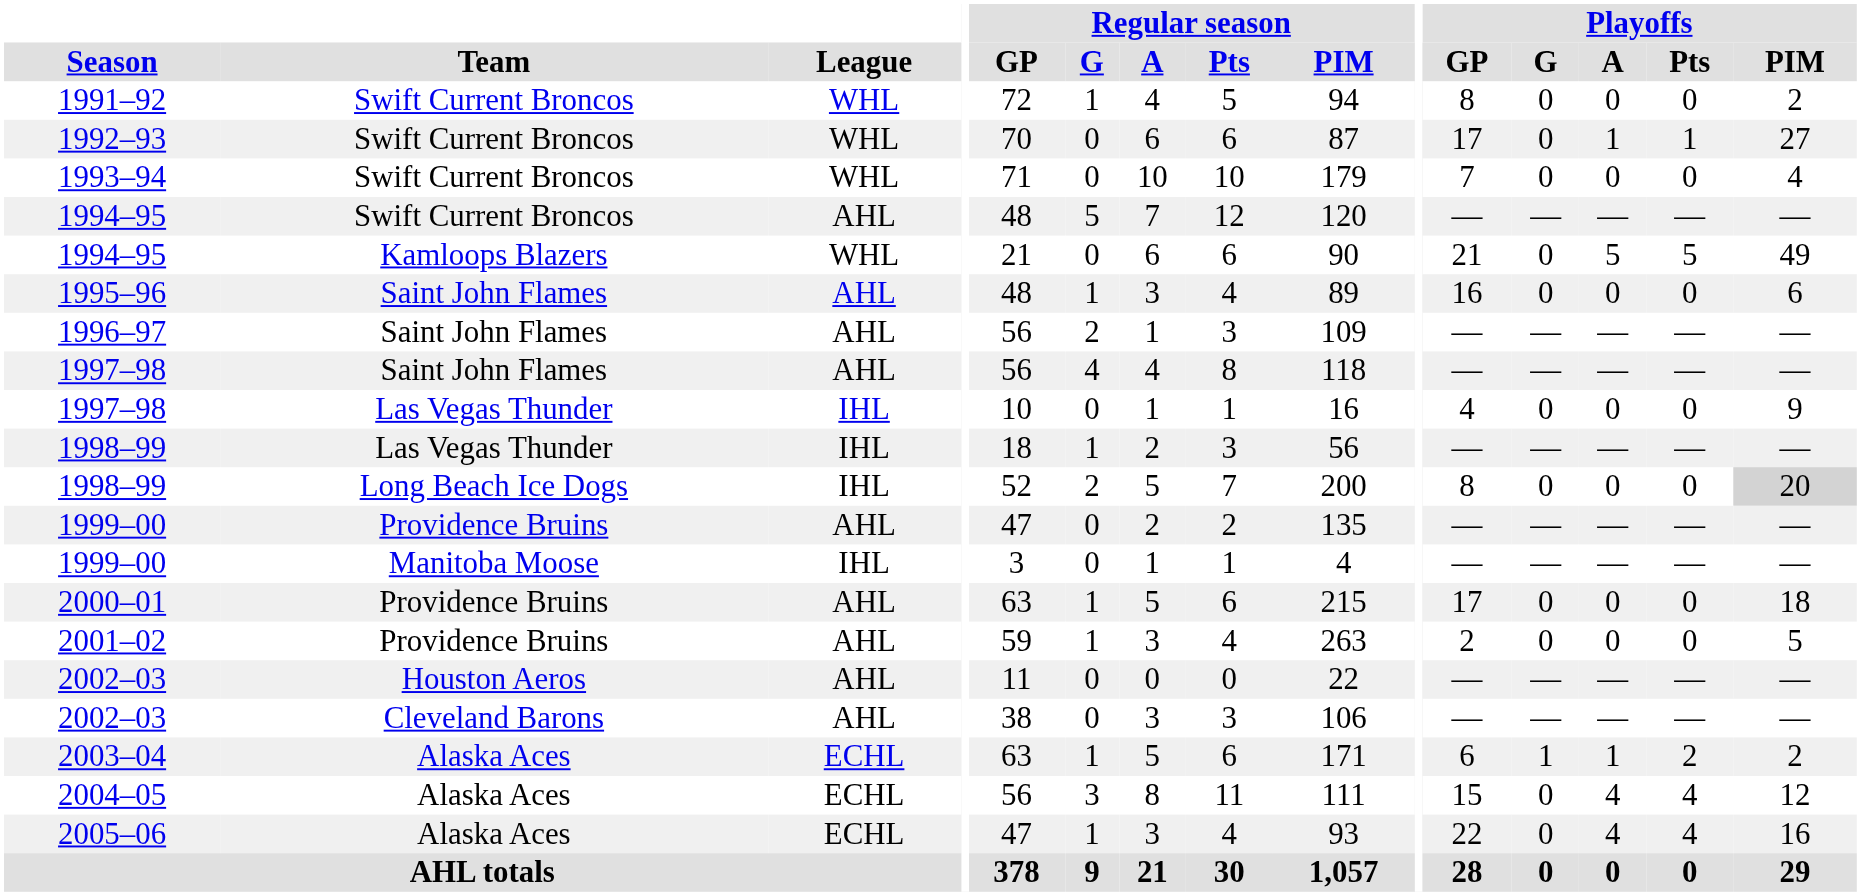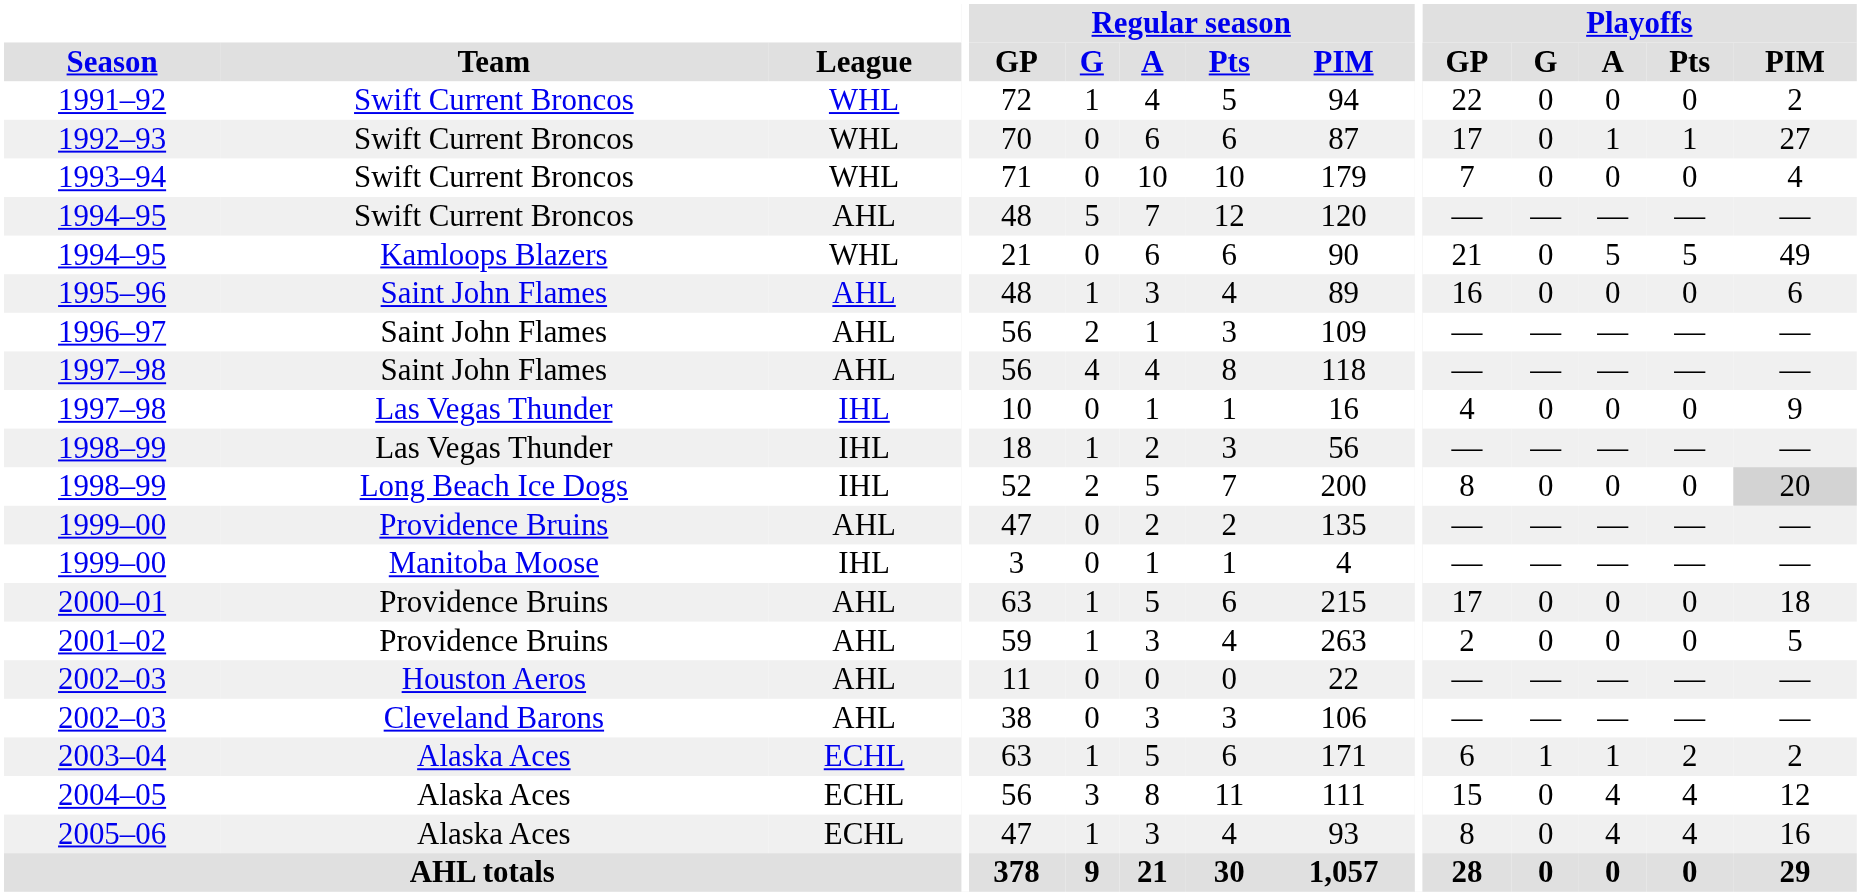(1467, 100) 8 -> (1467, 100) 22
(1467, 833) 22 -> (1467, 833) 8
